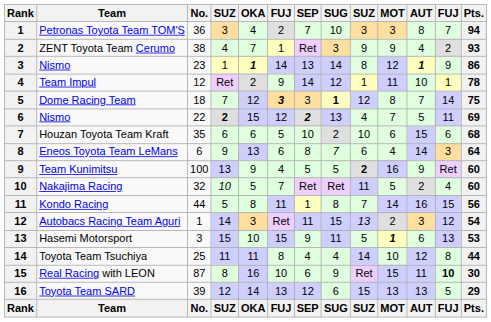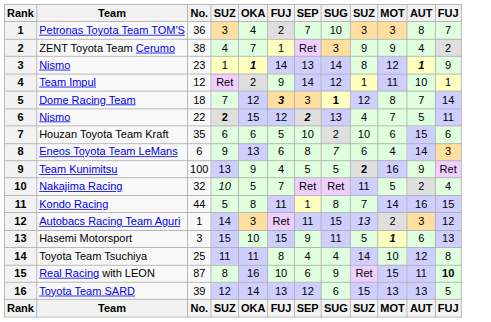- column: (474, 13)
